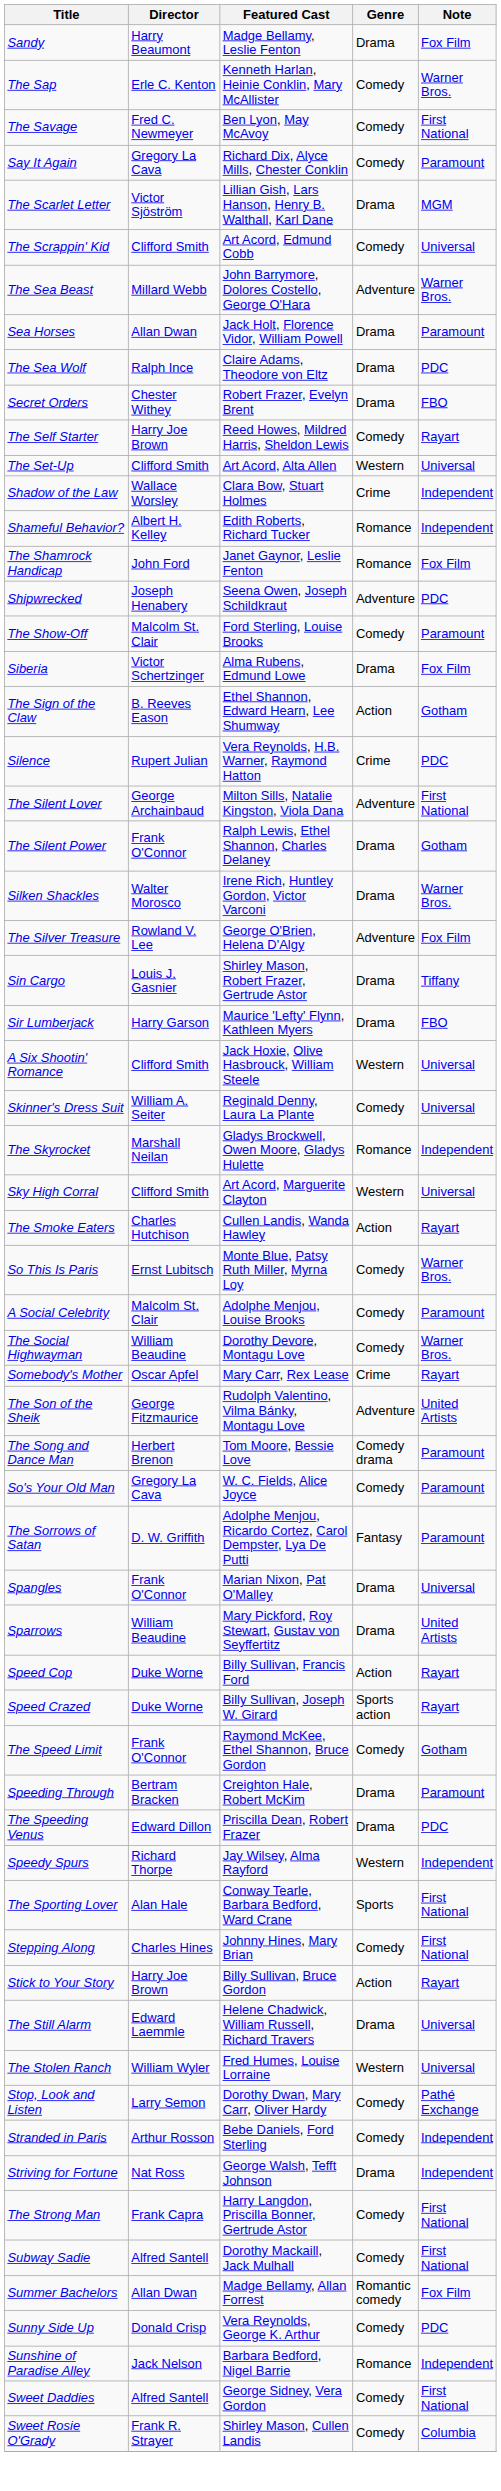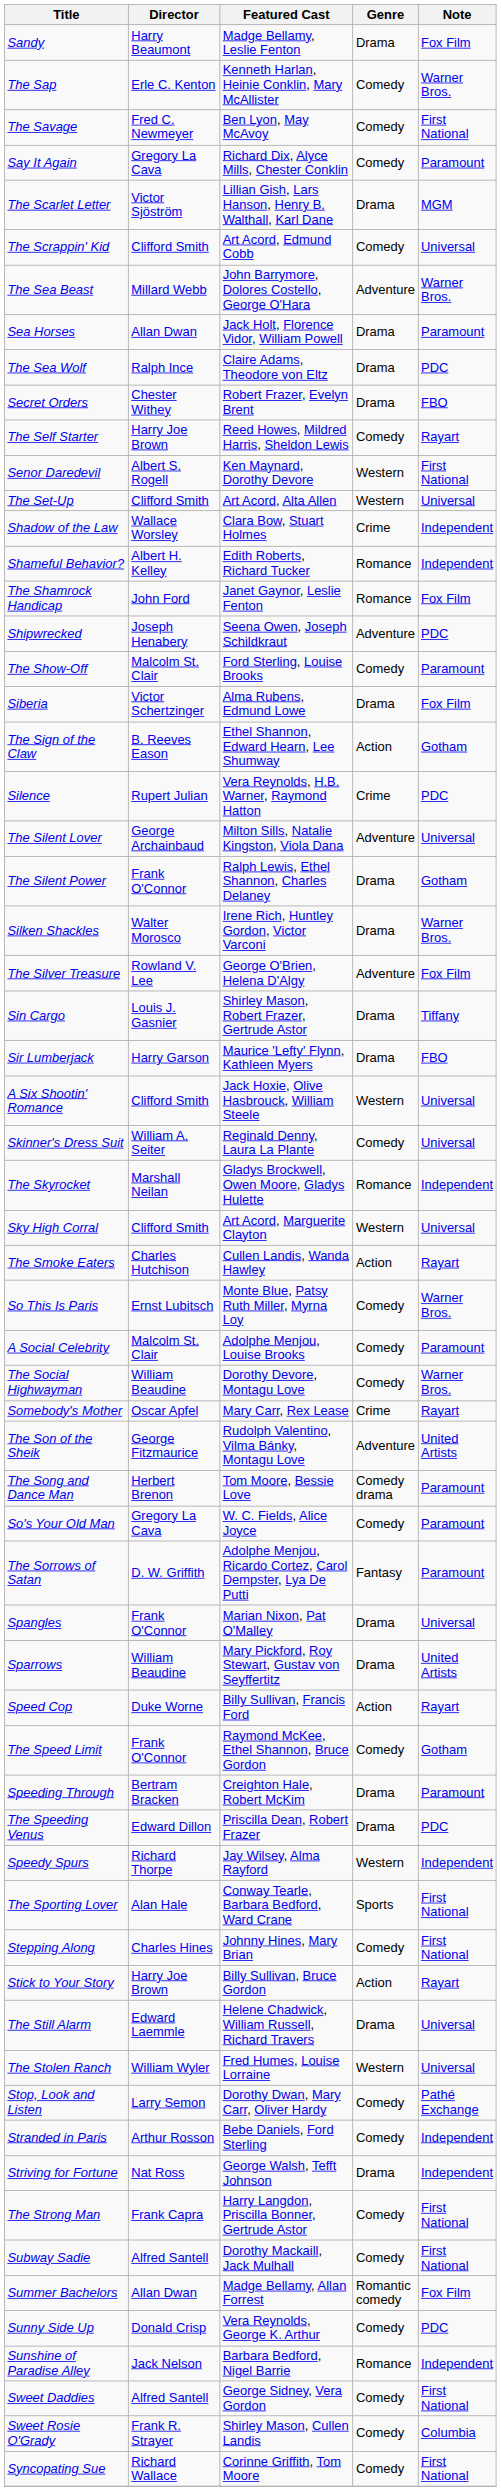+ row: (54, 472)
(445, 803) First National -> (448, 838) Universal
- row: (49, 1707)
+ row: (56, 2468)
